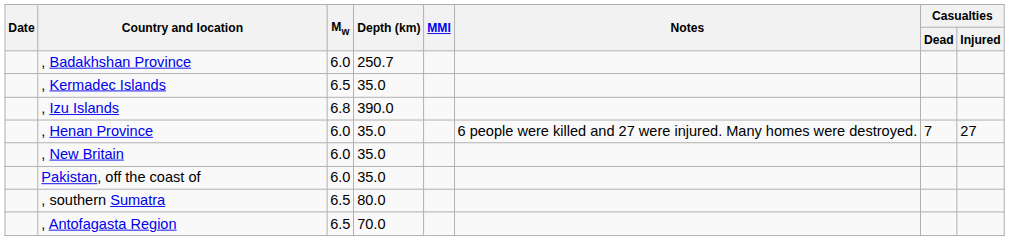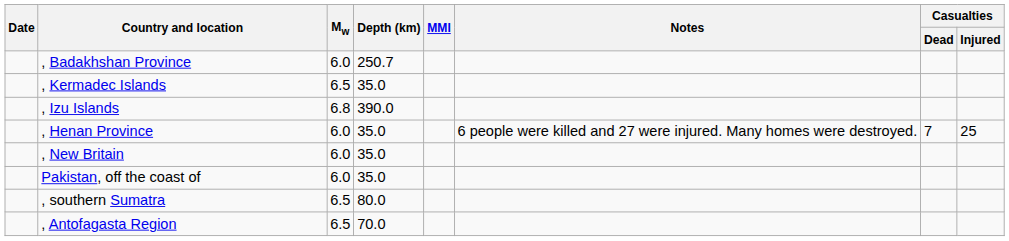(968, 131) 27 -> (968, 131) 25
